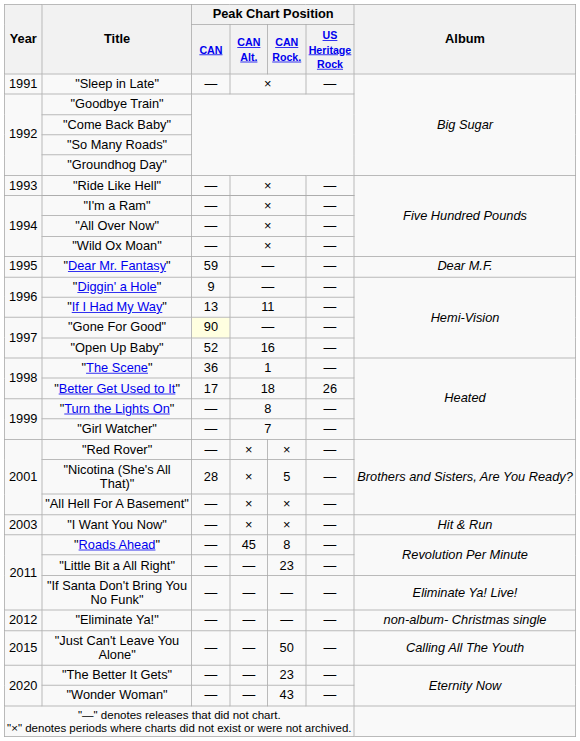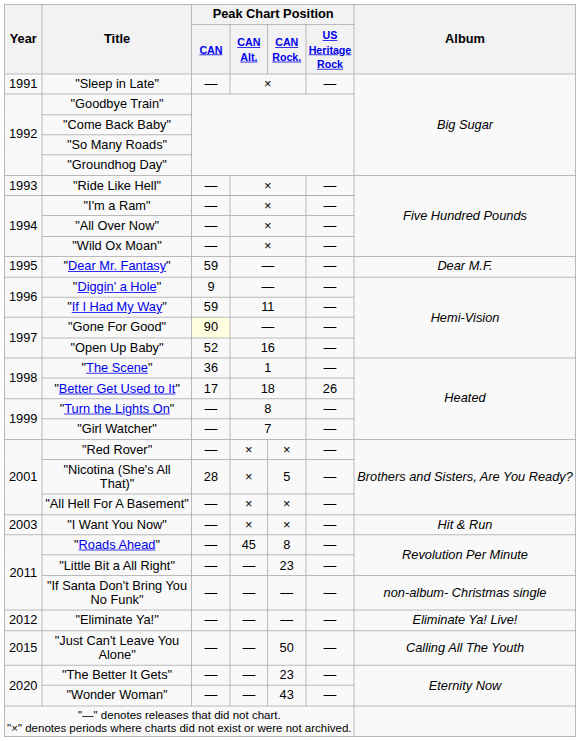(211, 307) 13 -> (211, 307) 59
(465, 592) Eliminate Ya! Live! -> (465, 592) non-album- Christmas single
(465, 620) non-album- Christmas single -> (465, 620) Eliminate Ya! Live!
